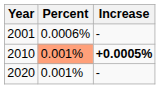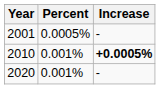(65, 34) 0.0006% -> (65, 34) 0.0005%
(62, 53) lightsalmon background -> (62, 53) no background
